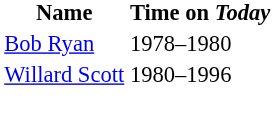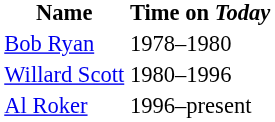+ row: (46, 105)
